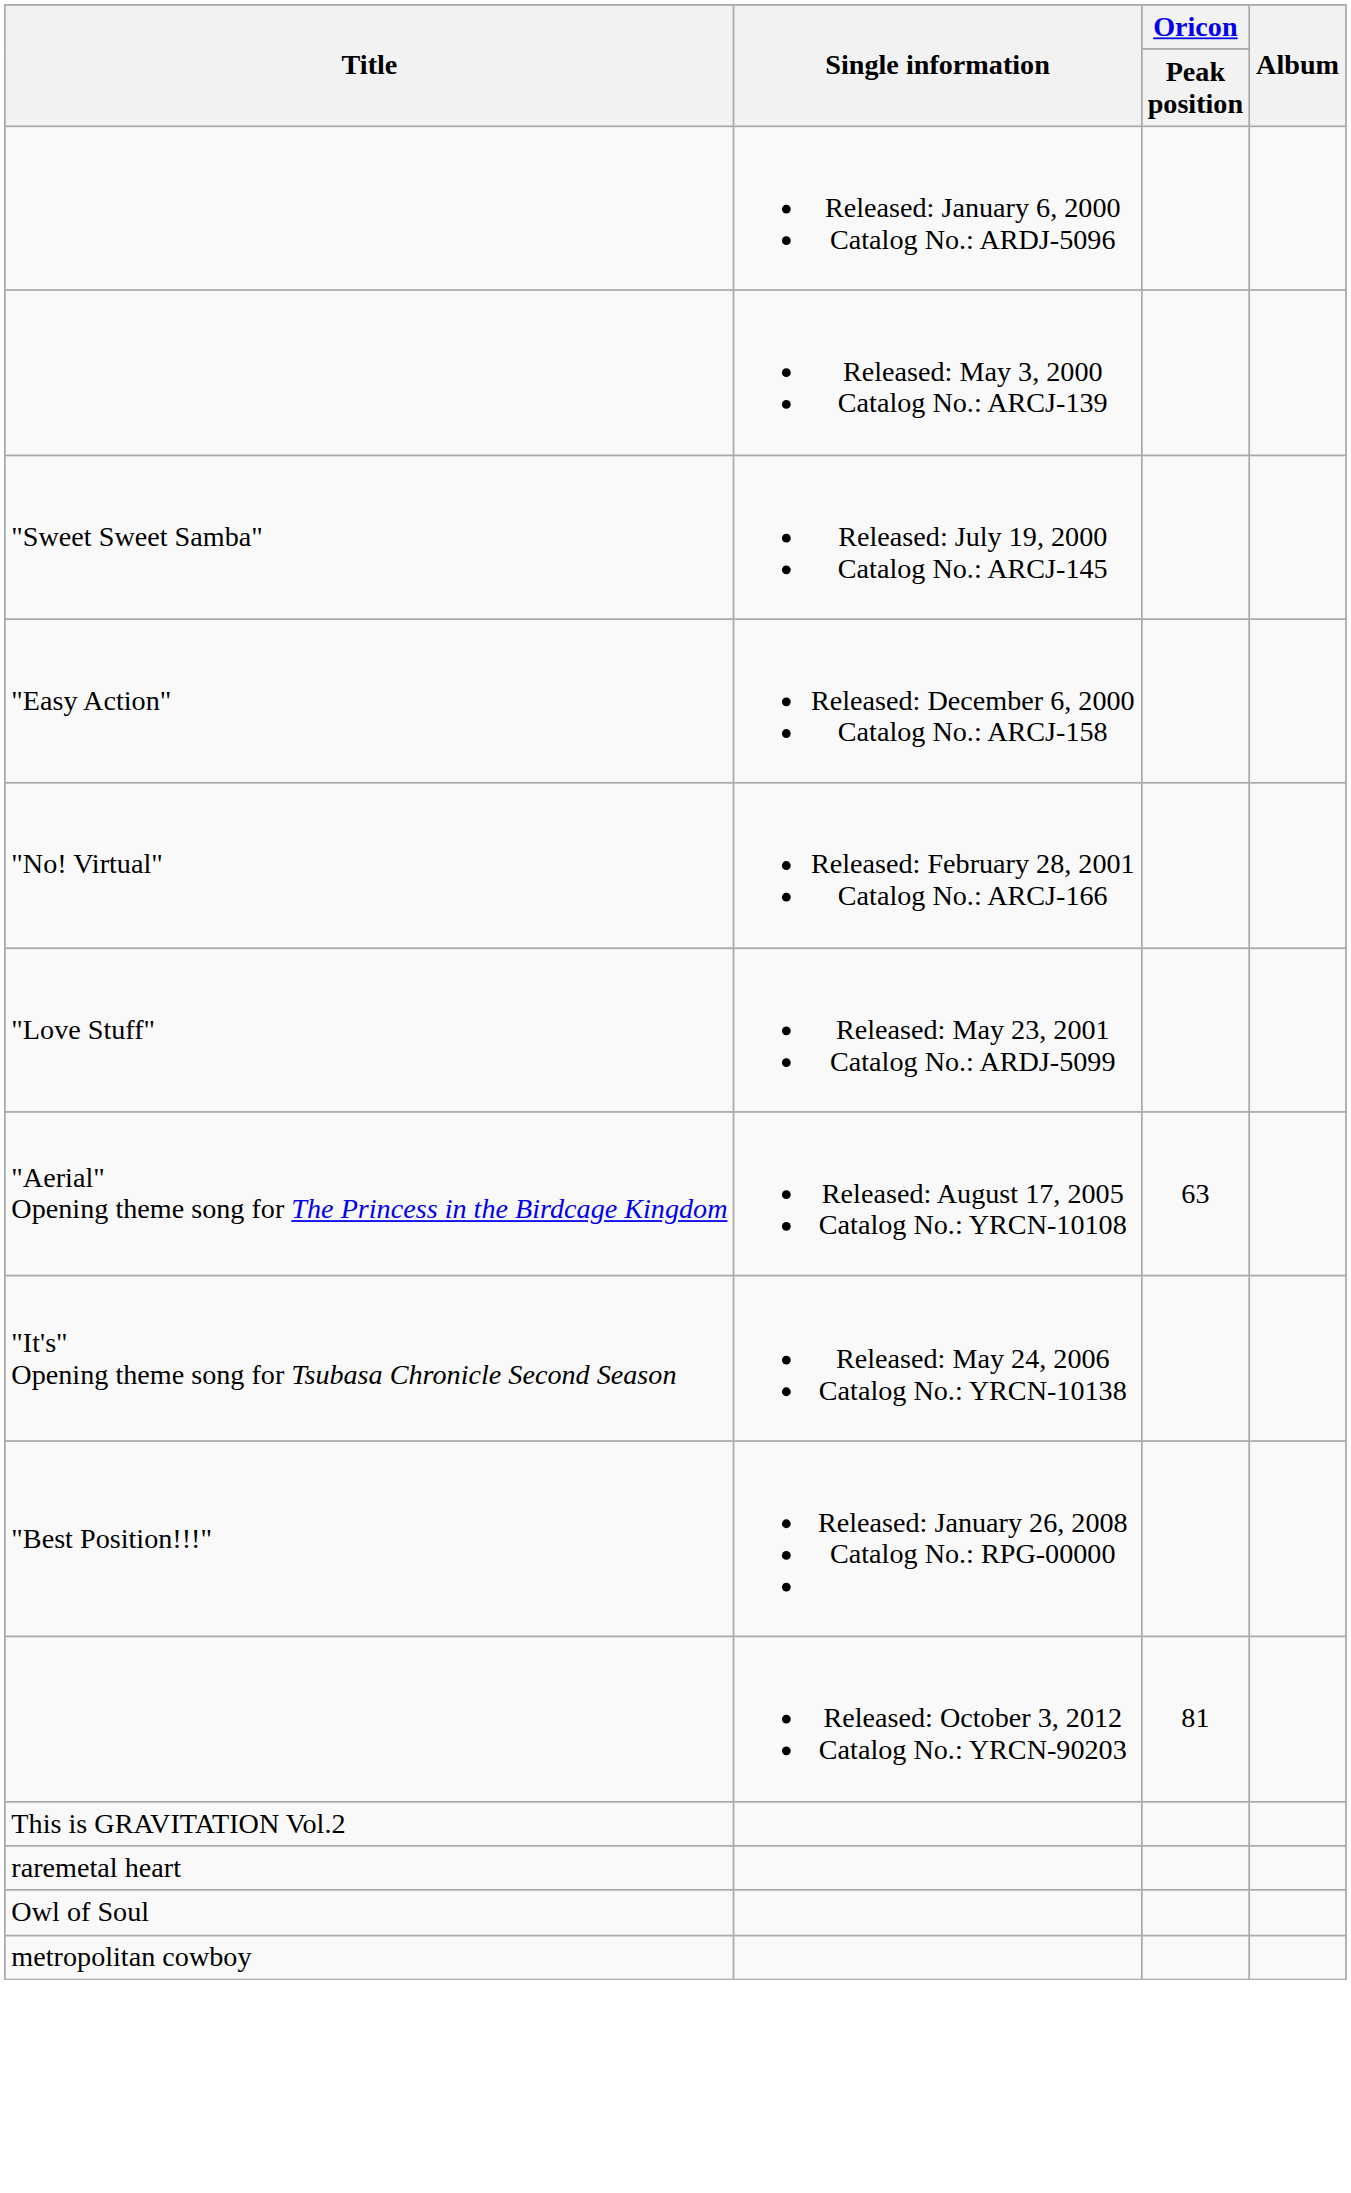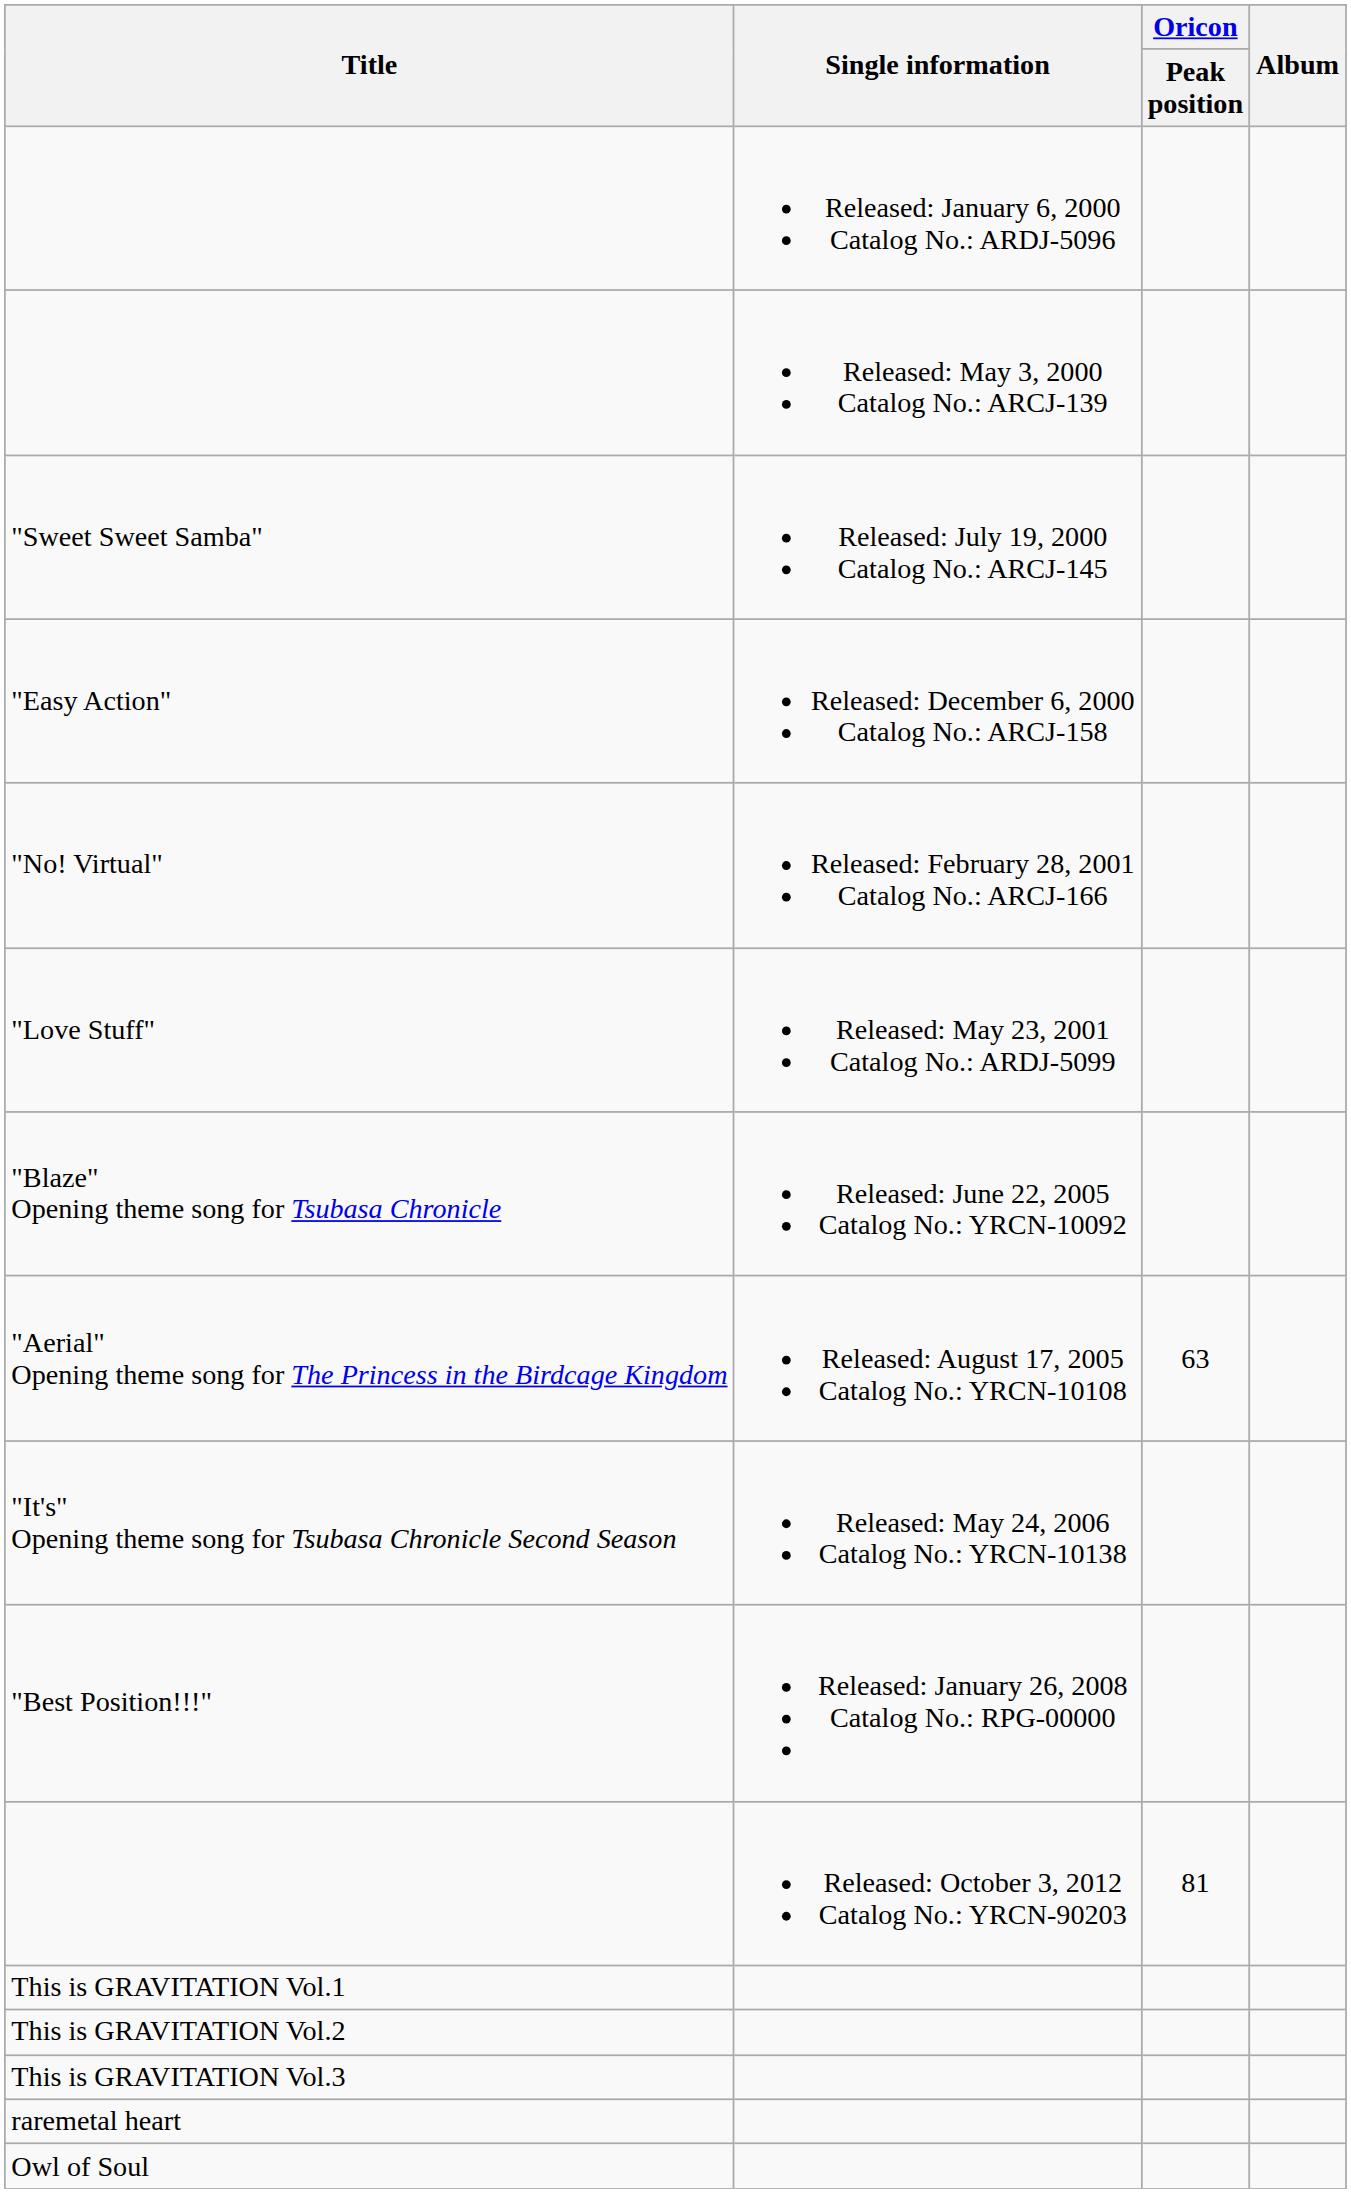+ row: (256, 1193)
+ row: (178, 1987)
+ row: (178, 2076)
- row: (131, 1956)
